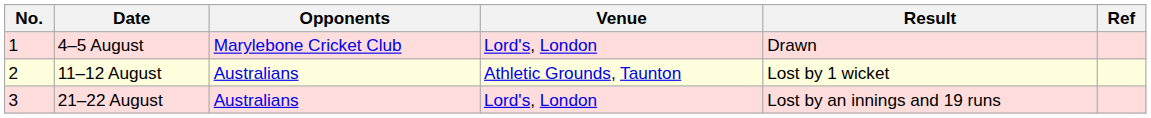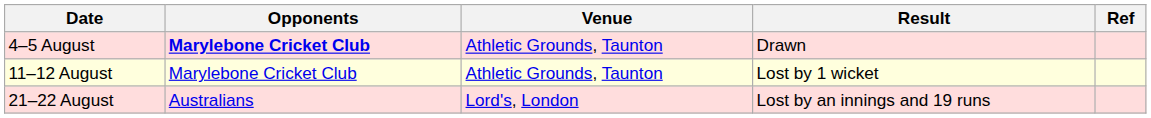- column: (29, 18)
(308, 46) normal -> (269, 46) bold
(541, 46) Lord's, London -> (564, 46) Athletic Grounds, Taunton
(256, 73) Australians -> (263, 73) Marylebone Cricket Club
